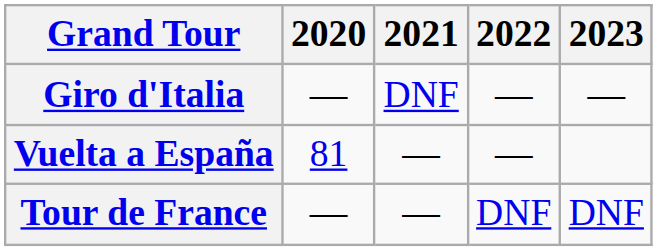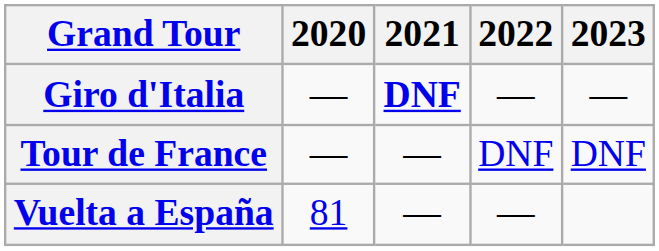(421, 93) normal -> (422, 93) bold
rows swapped: (144, 213) <-> (144, 153)
